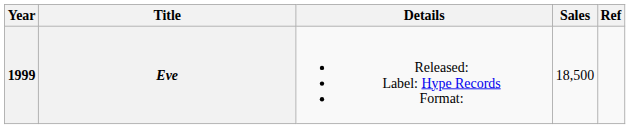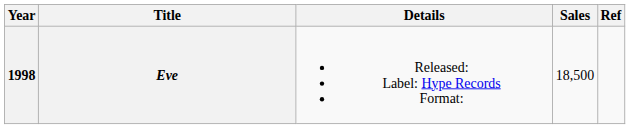(22, 75) 1999 -> (22, 75) 1998
